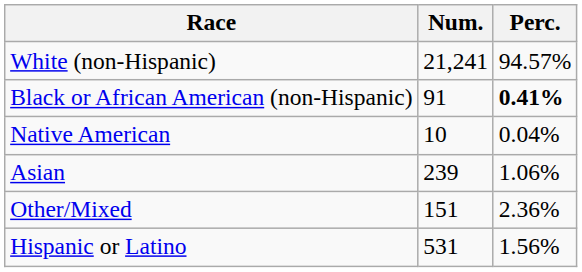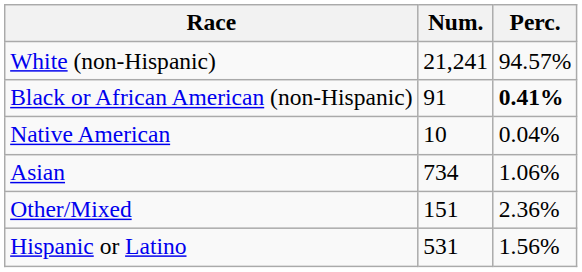(441, 172) 239 -> (441, 172) 734
